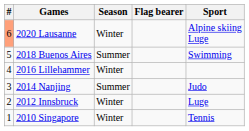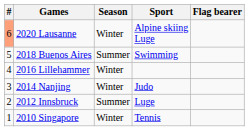columns swapped: (159, 12) <-> (215, 12)
(113, 86) Summer -> (110, 86) Winter
(110, 102) Winter -> (113, 102) Summer
